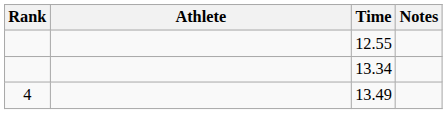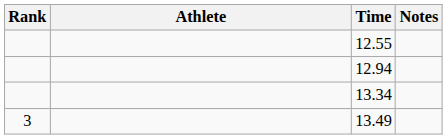+ row: (374, 69)
(27, 95) 4 -> (27, 120) 3
